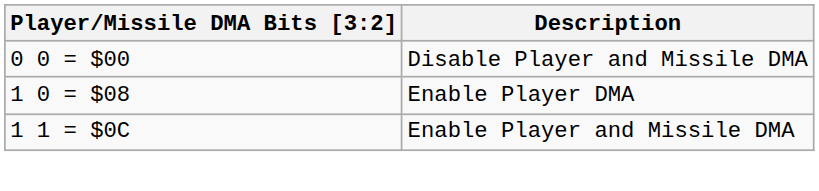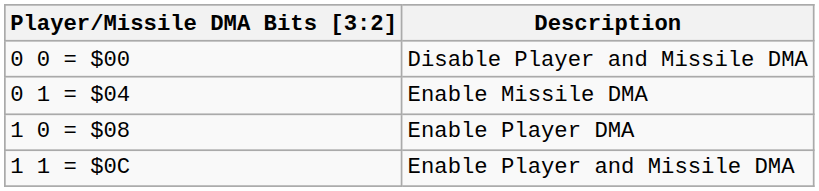+ row: (528, 95)
